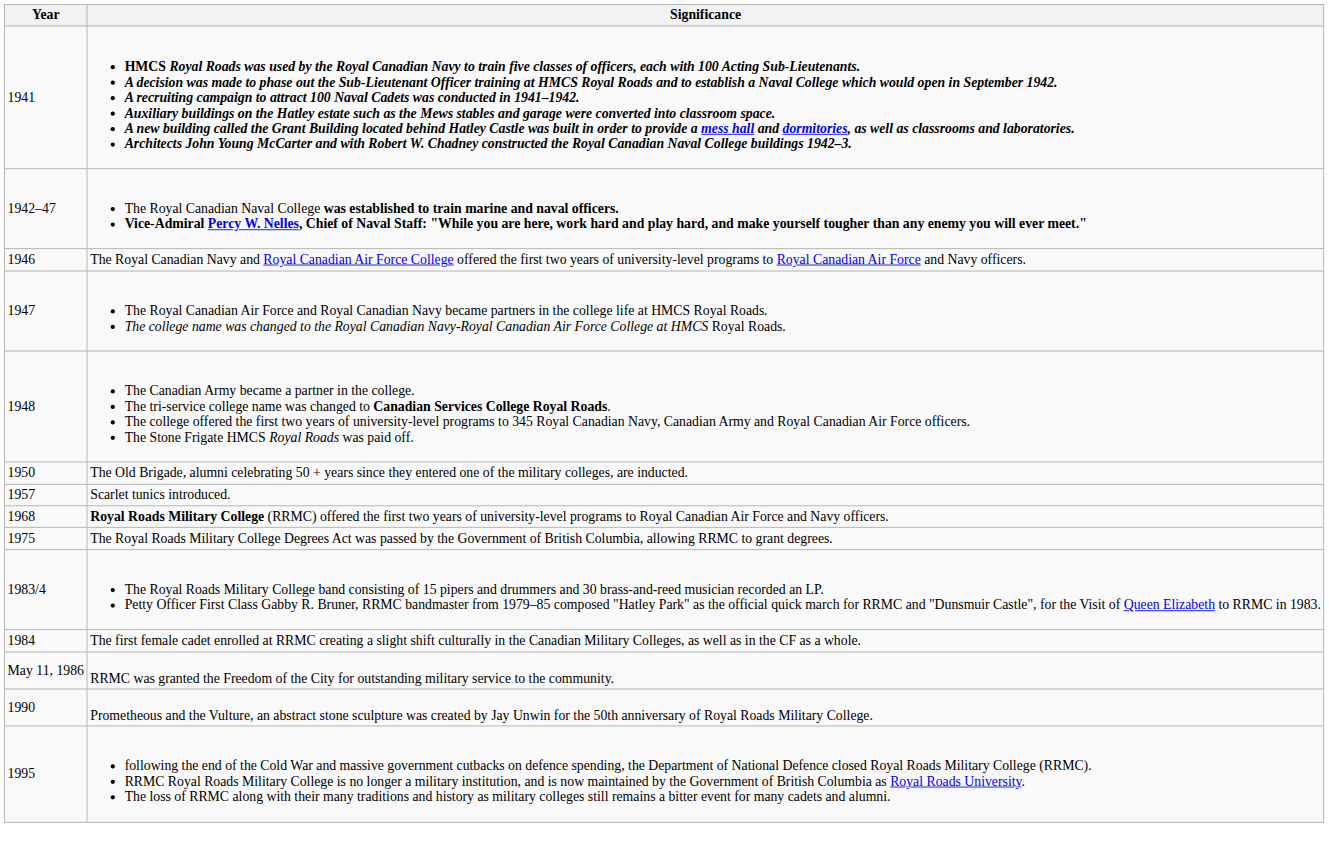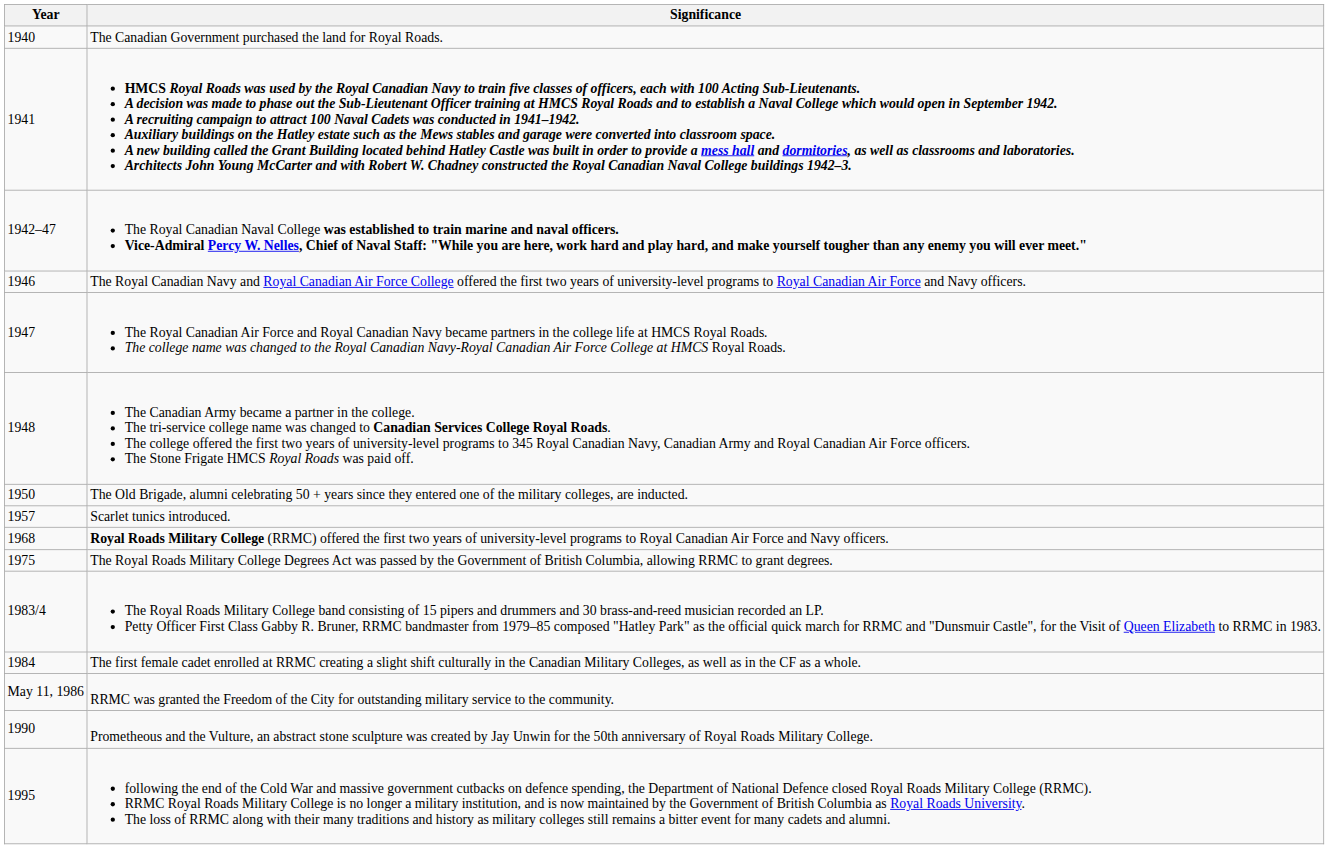+ row: (267, 37)
